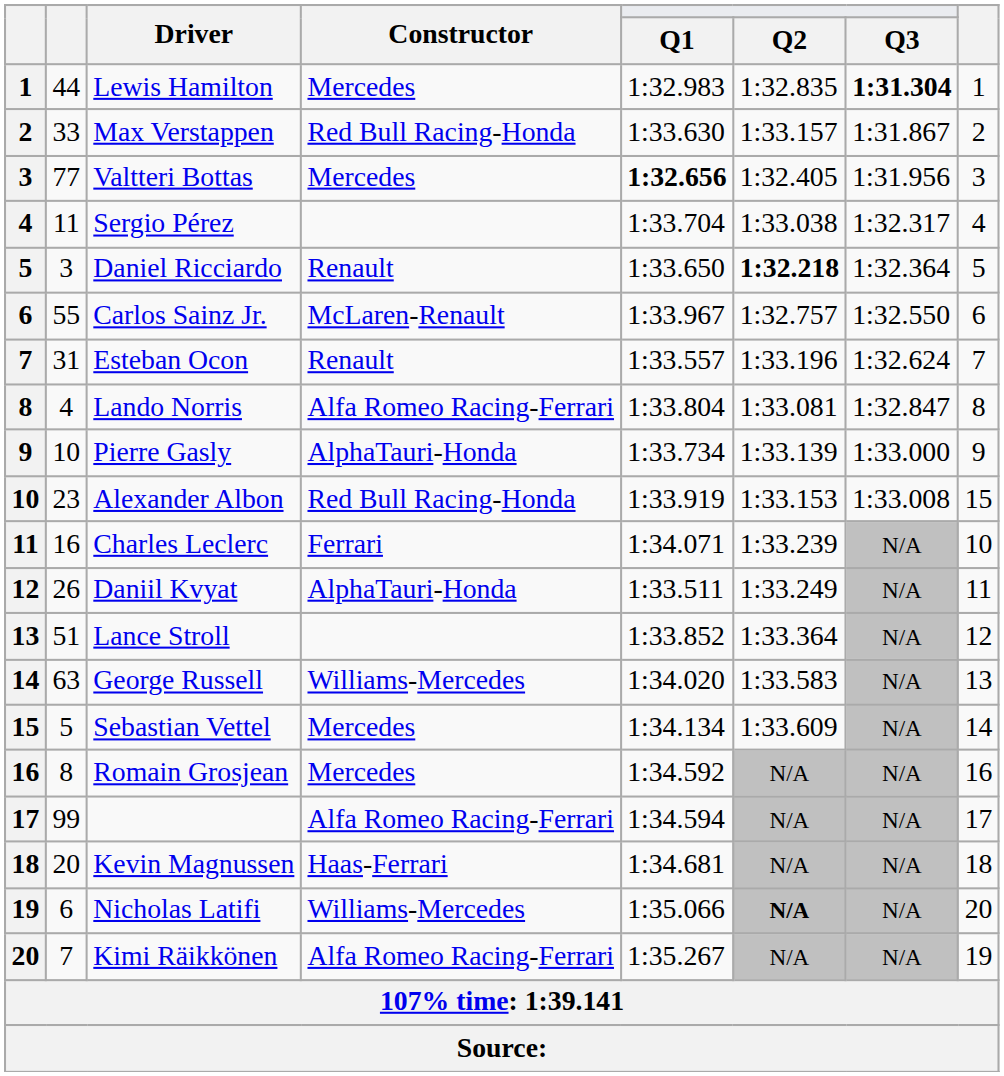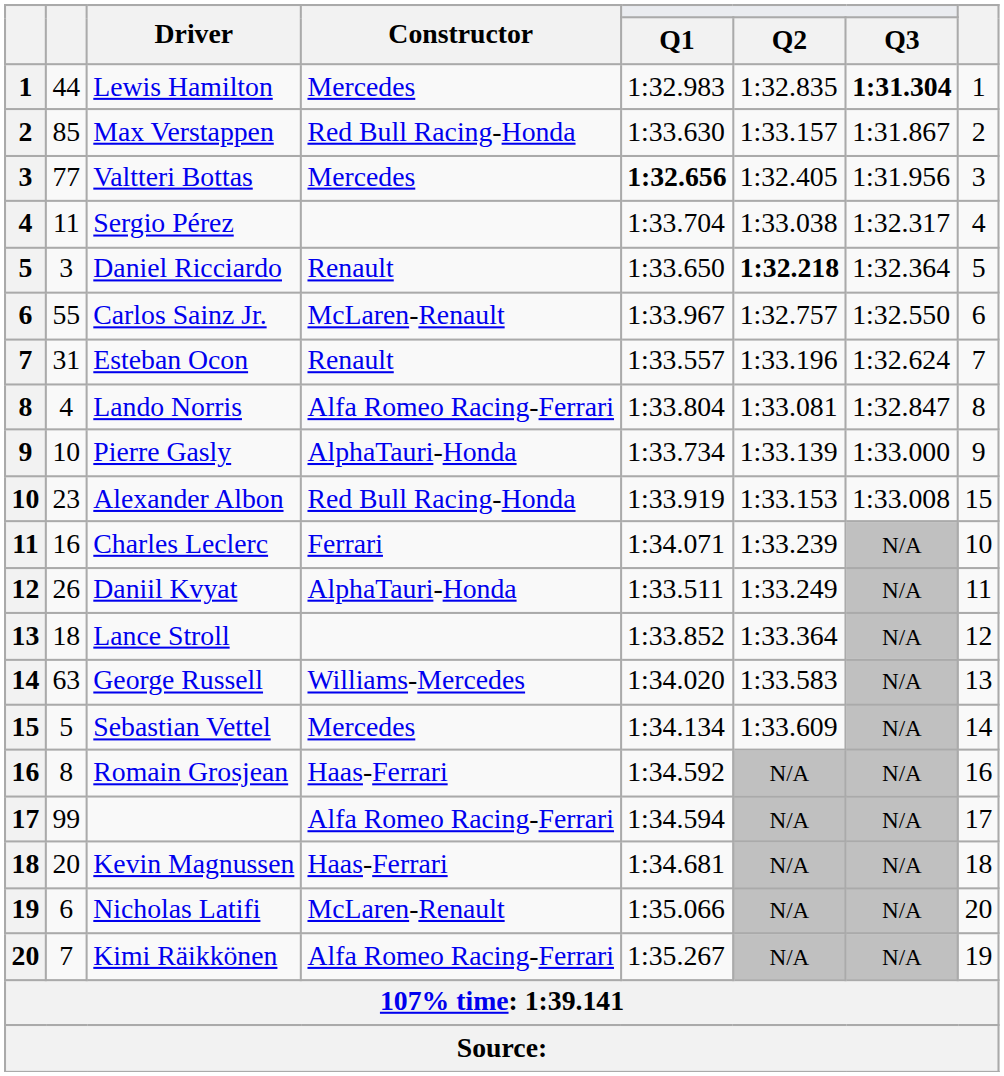(66, 131) 33 -> (66, 131) 85
(66, 635) 51 -> (66, 635) 18
(361, 772) Mercedes -> (378, 772) Haas-Ferrari
(416, 909) Williams-Mercedes -> (406, 909) McLaren-Renault
(789, 909) bold -> (789, 910) normal
